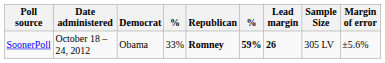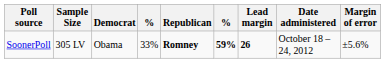columns swapped: (85, 17) <-> (321, 17)
